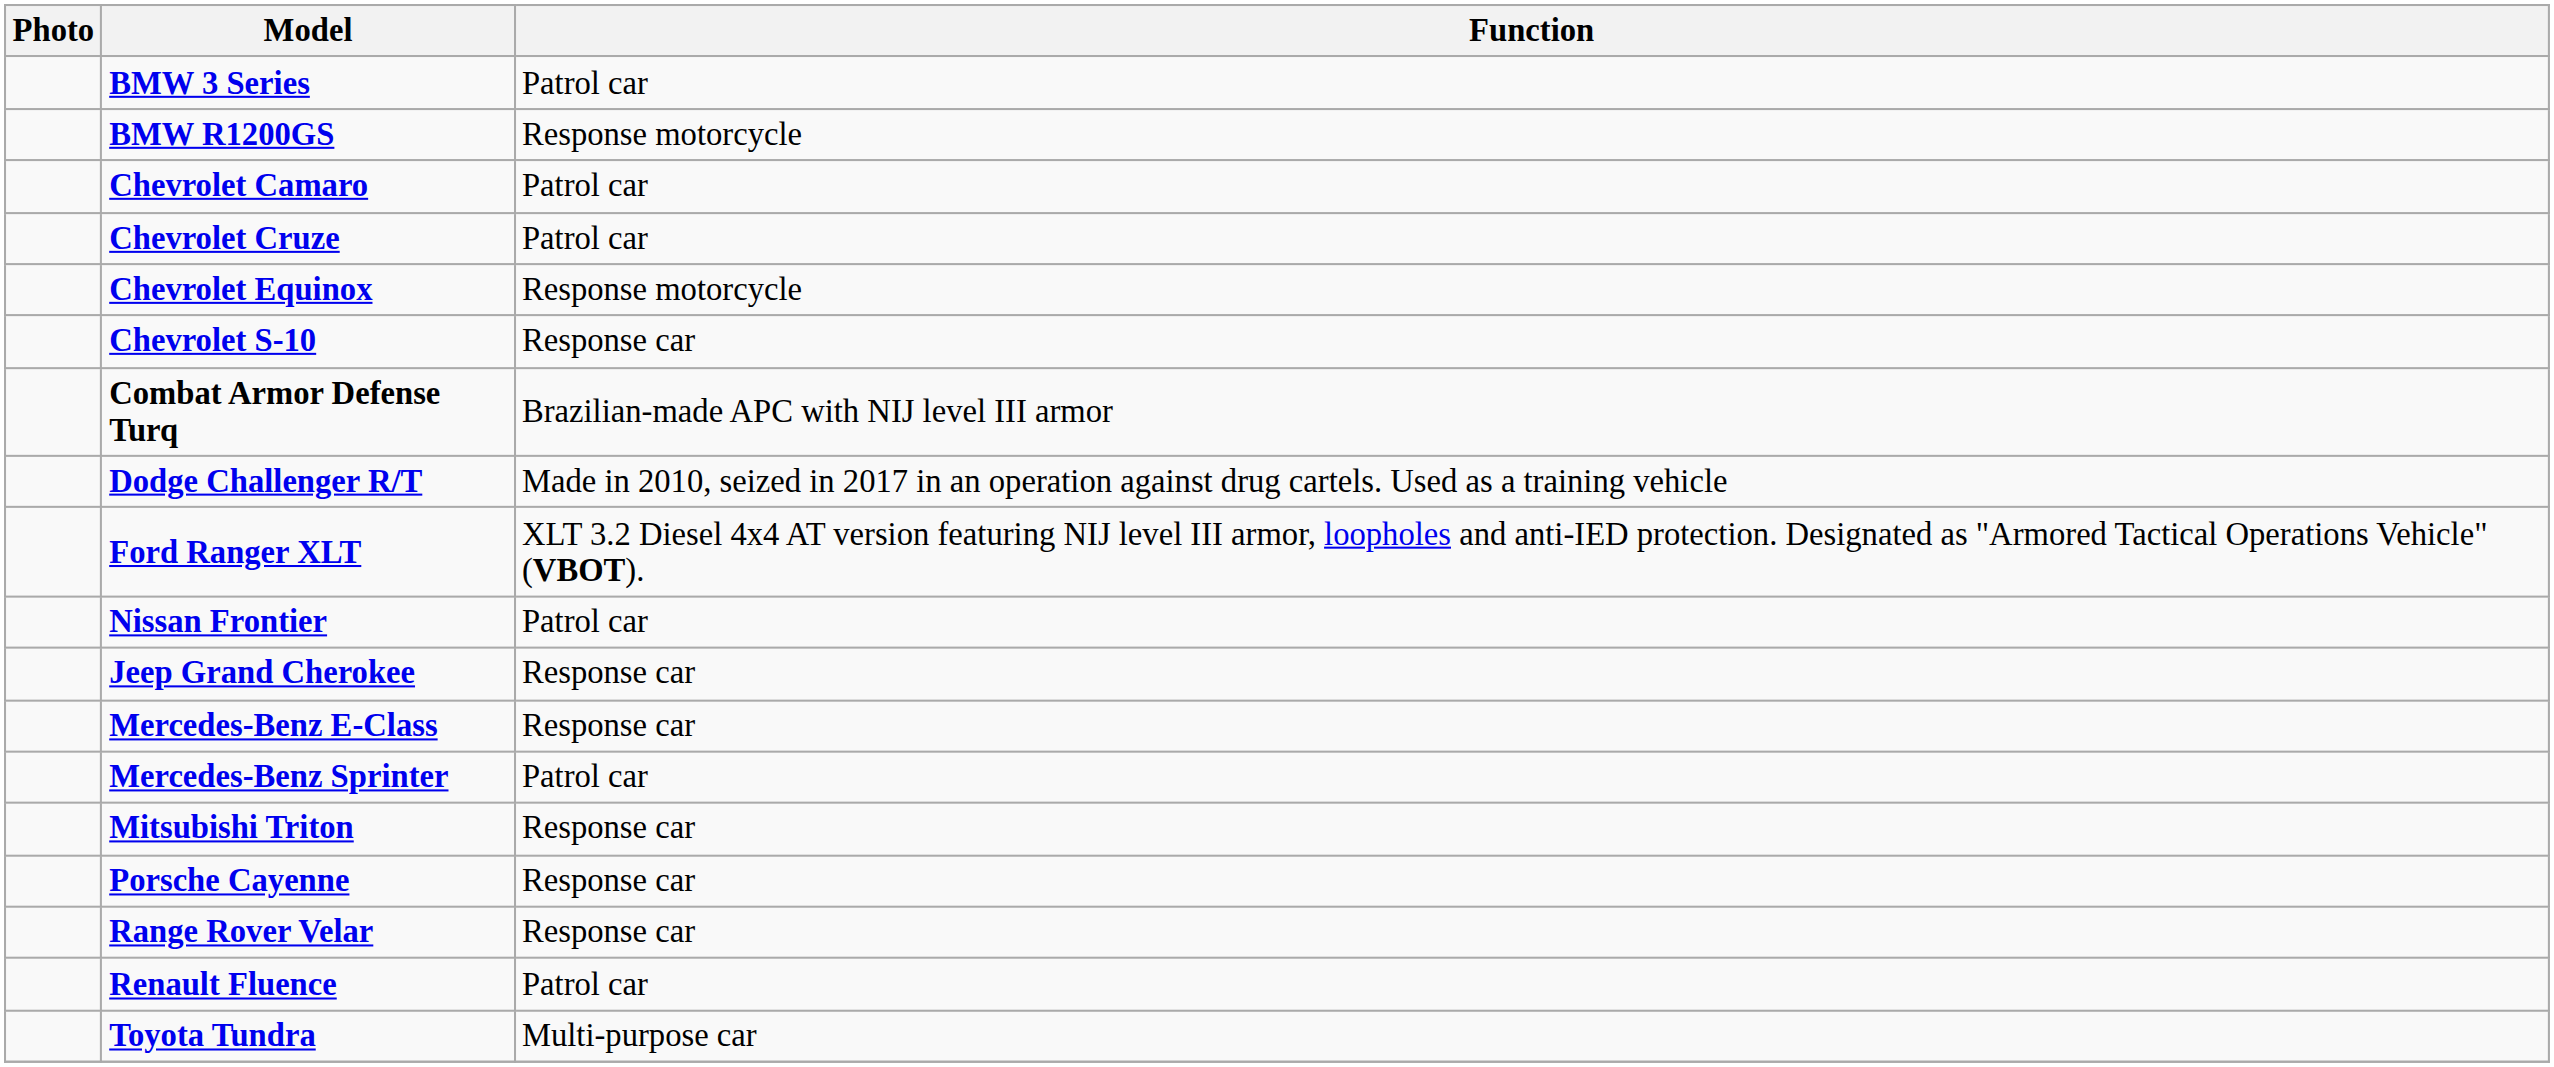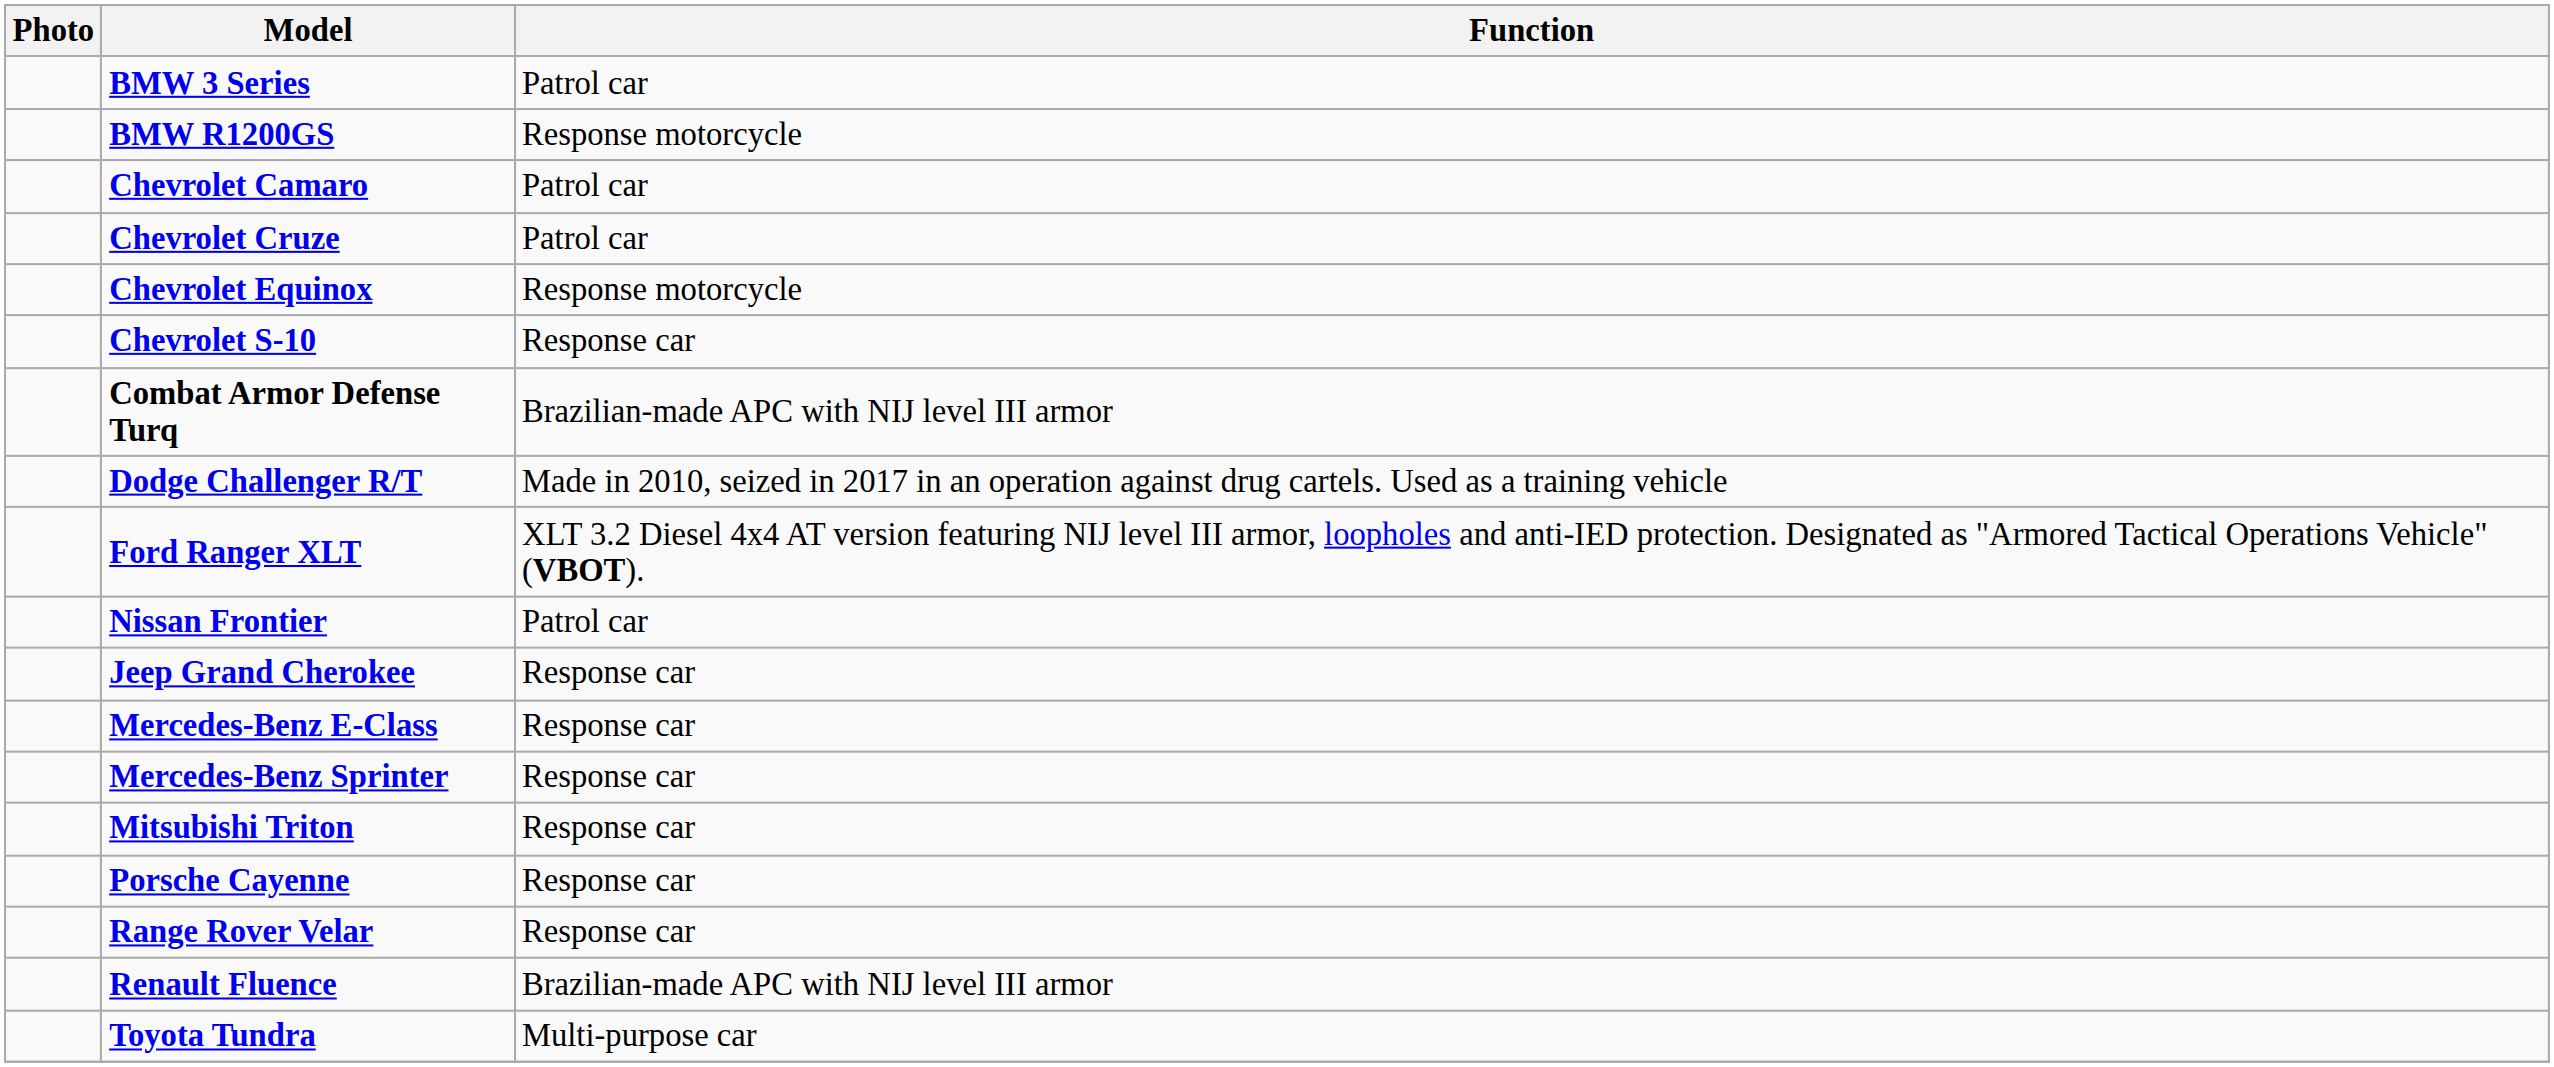(585, 776) Patrol car -> (608, 776) Response car
(585, 983) Patrol car -> (817, 983) Brazilian-made APC with NIJ level III armor
